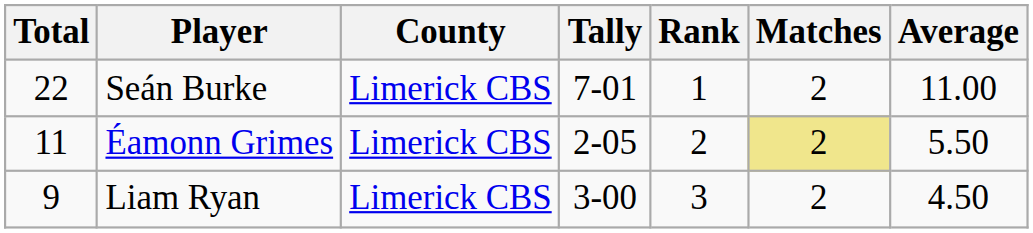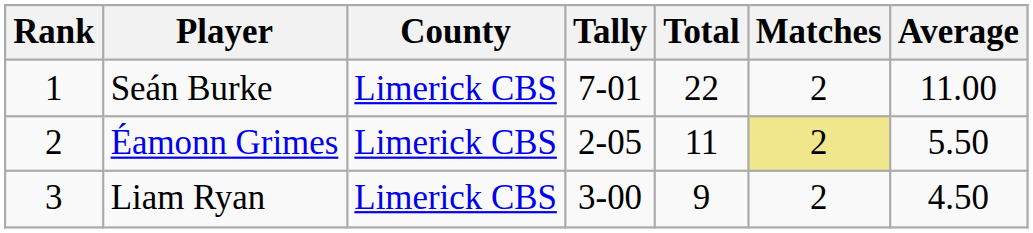columns swapped: (699, 32) <-> (51, 32)
